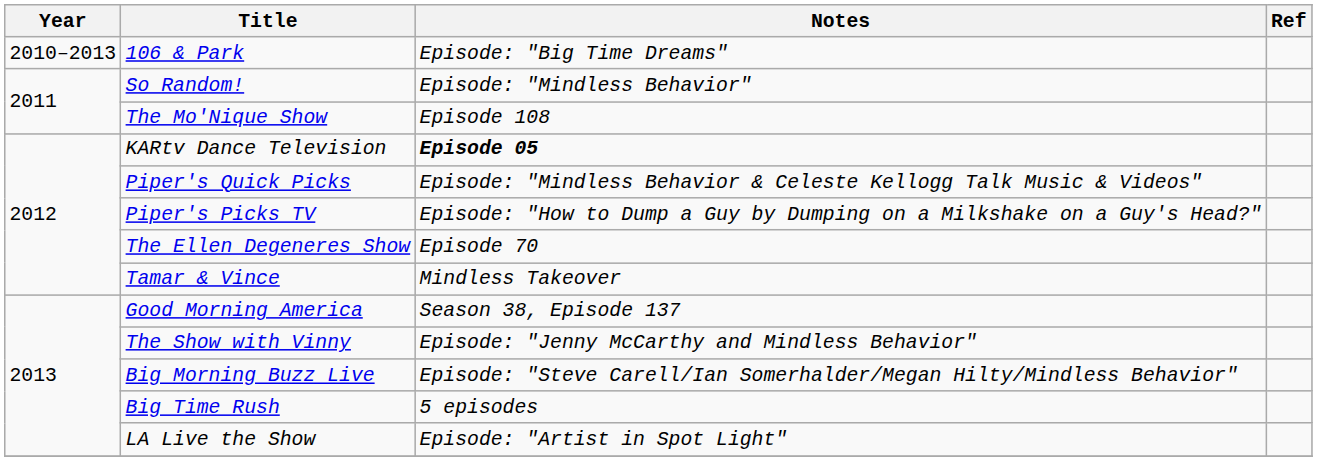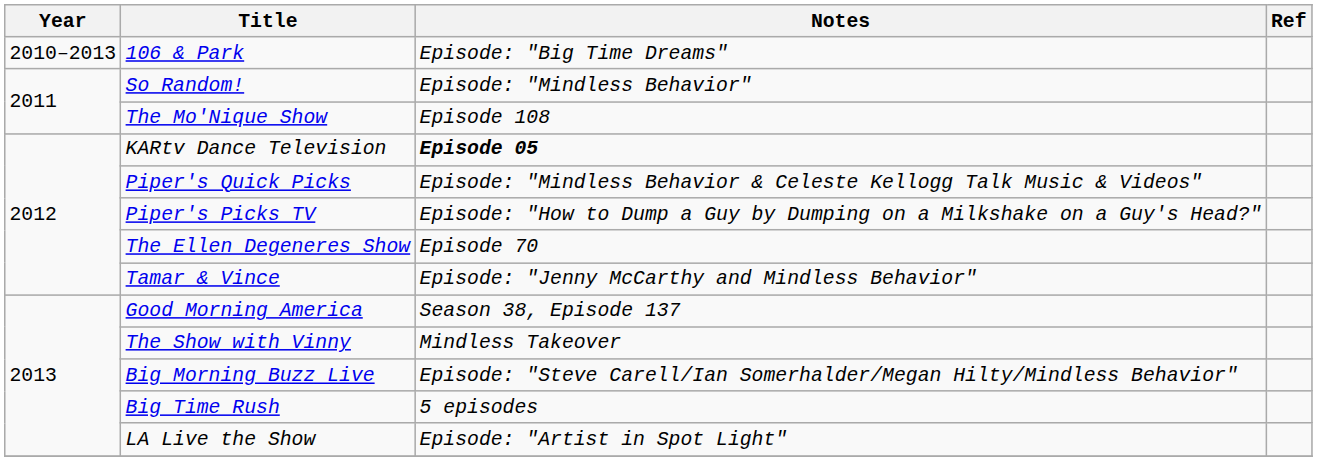(520, 279) Mindless Takeover -> (698, 279) Episode: "Jenny McCarthy and Mindless Behavior"
(698, 343) Episode: "Jenny McCarthy and Mindless Behavior" -> (520, 343) Mindless Takeover
